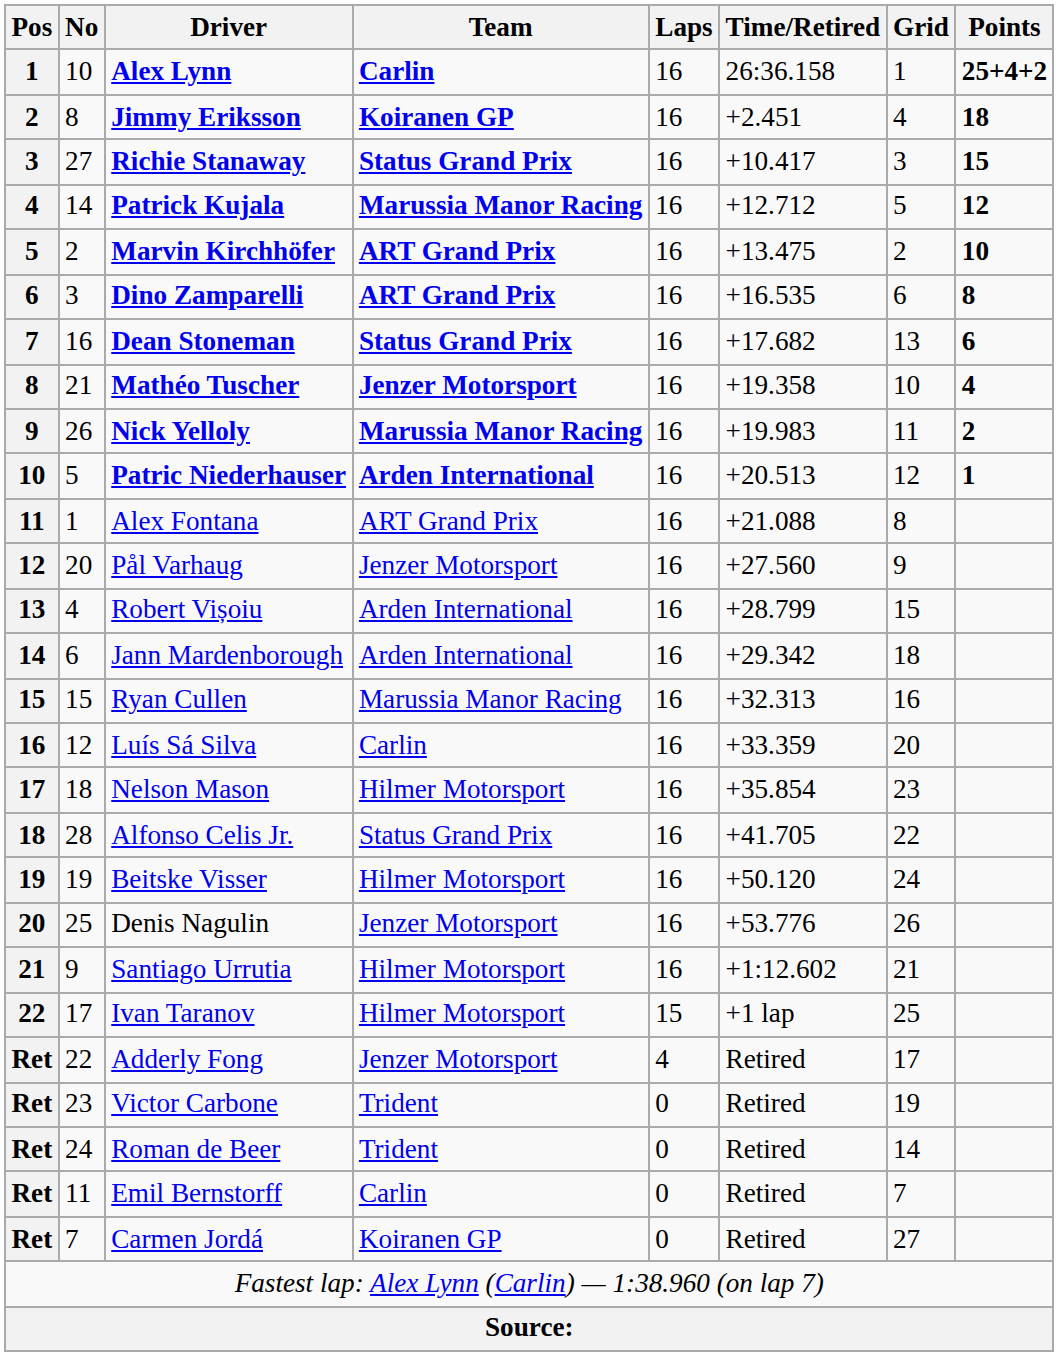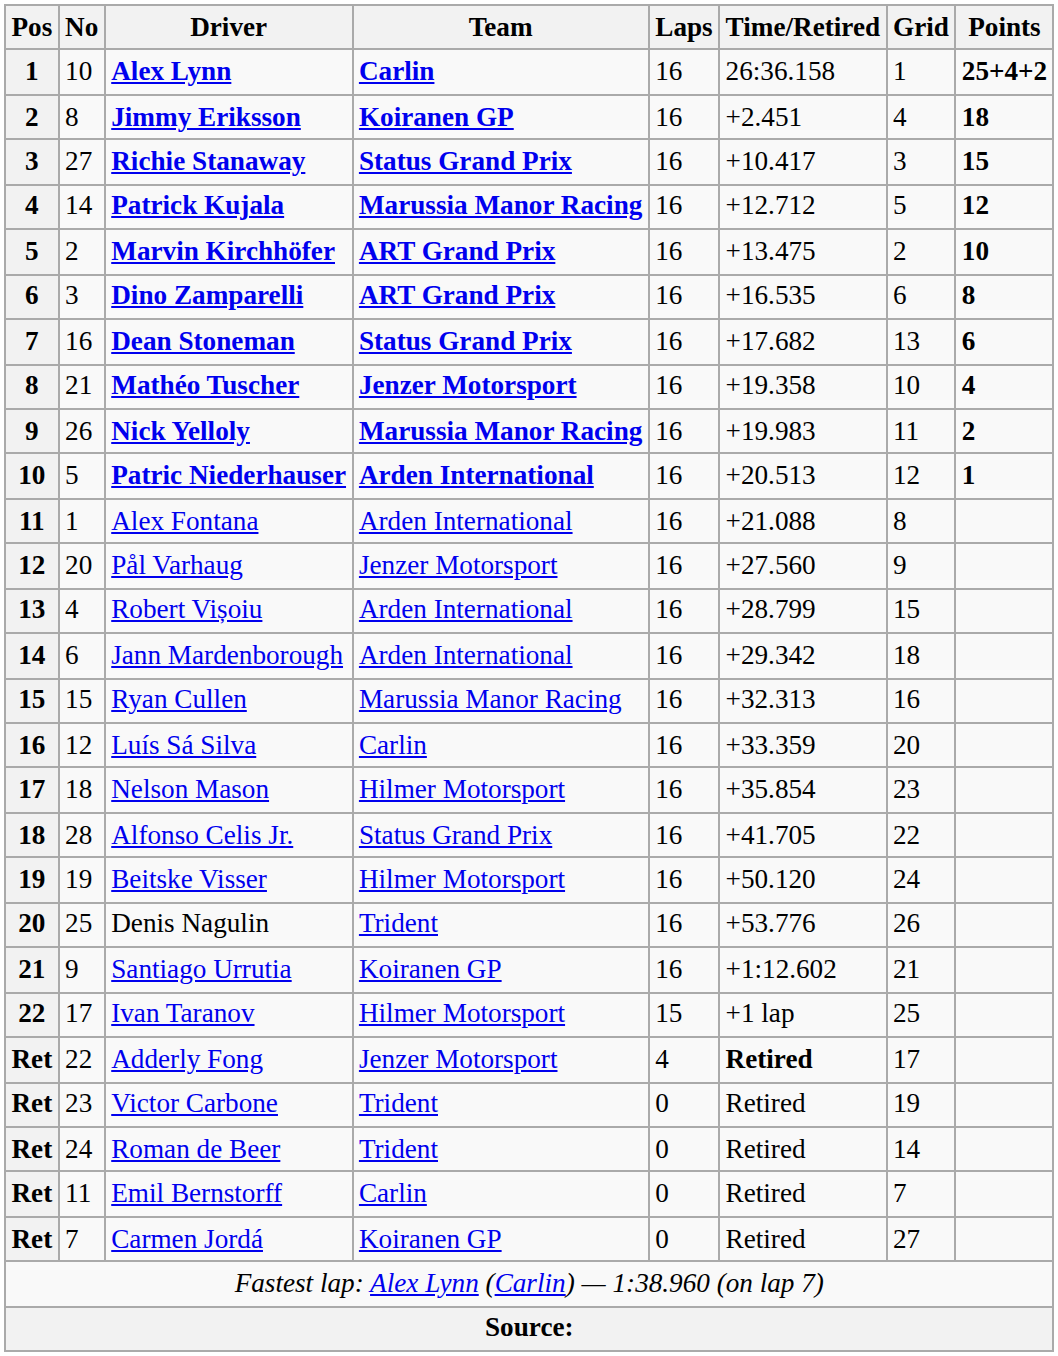(448, 520) ART Grand Prix -> (466, 520) Arden International
(458, 924) Jenzer Motorsport -> (398, 924) Trident
(462, 968) Hilmer Motorsport -> (430, 968) Koiranen GP
(766, 1058) normal -> (769, 1058) bold
